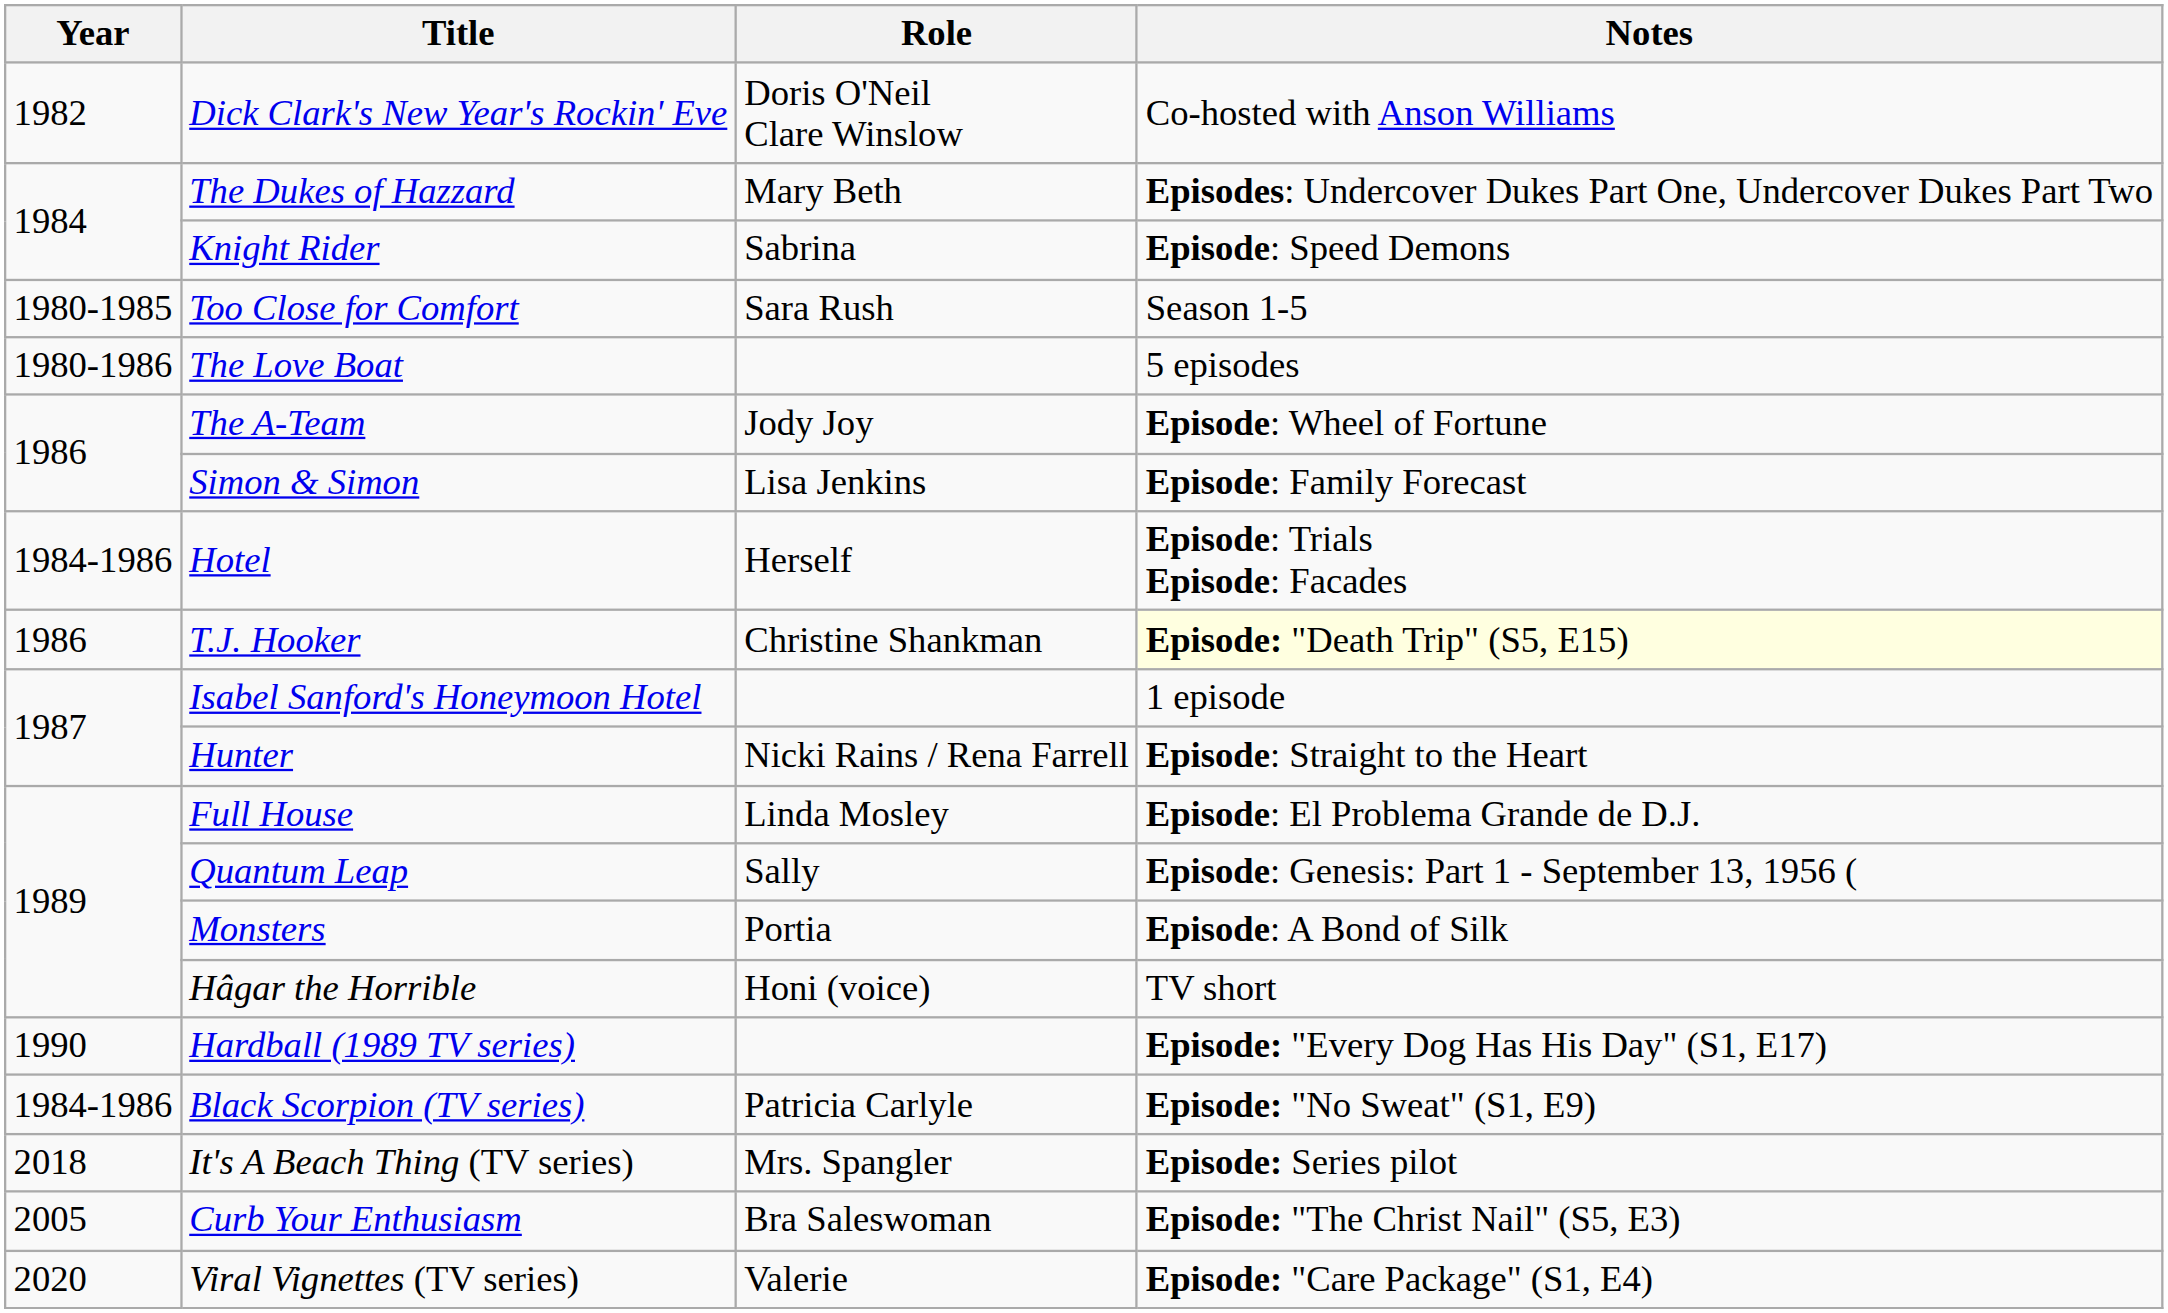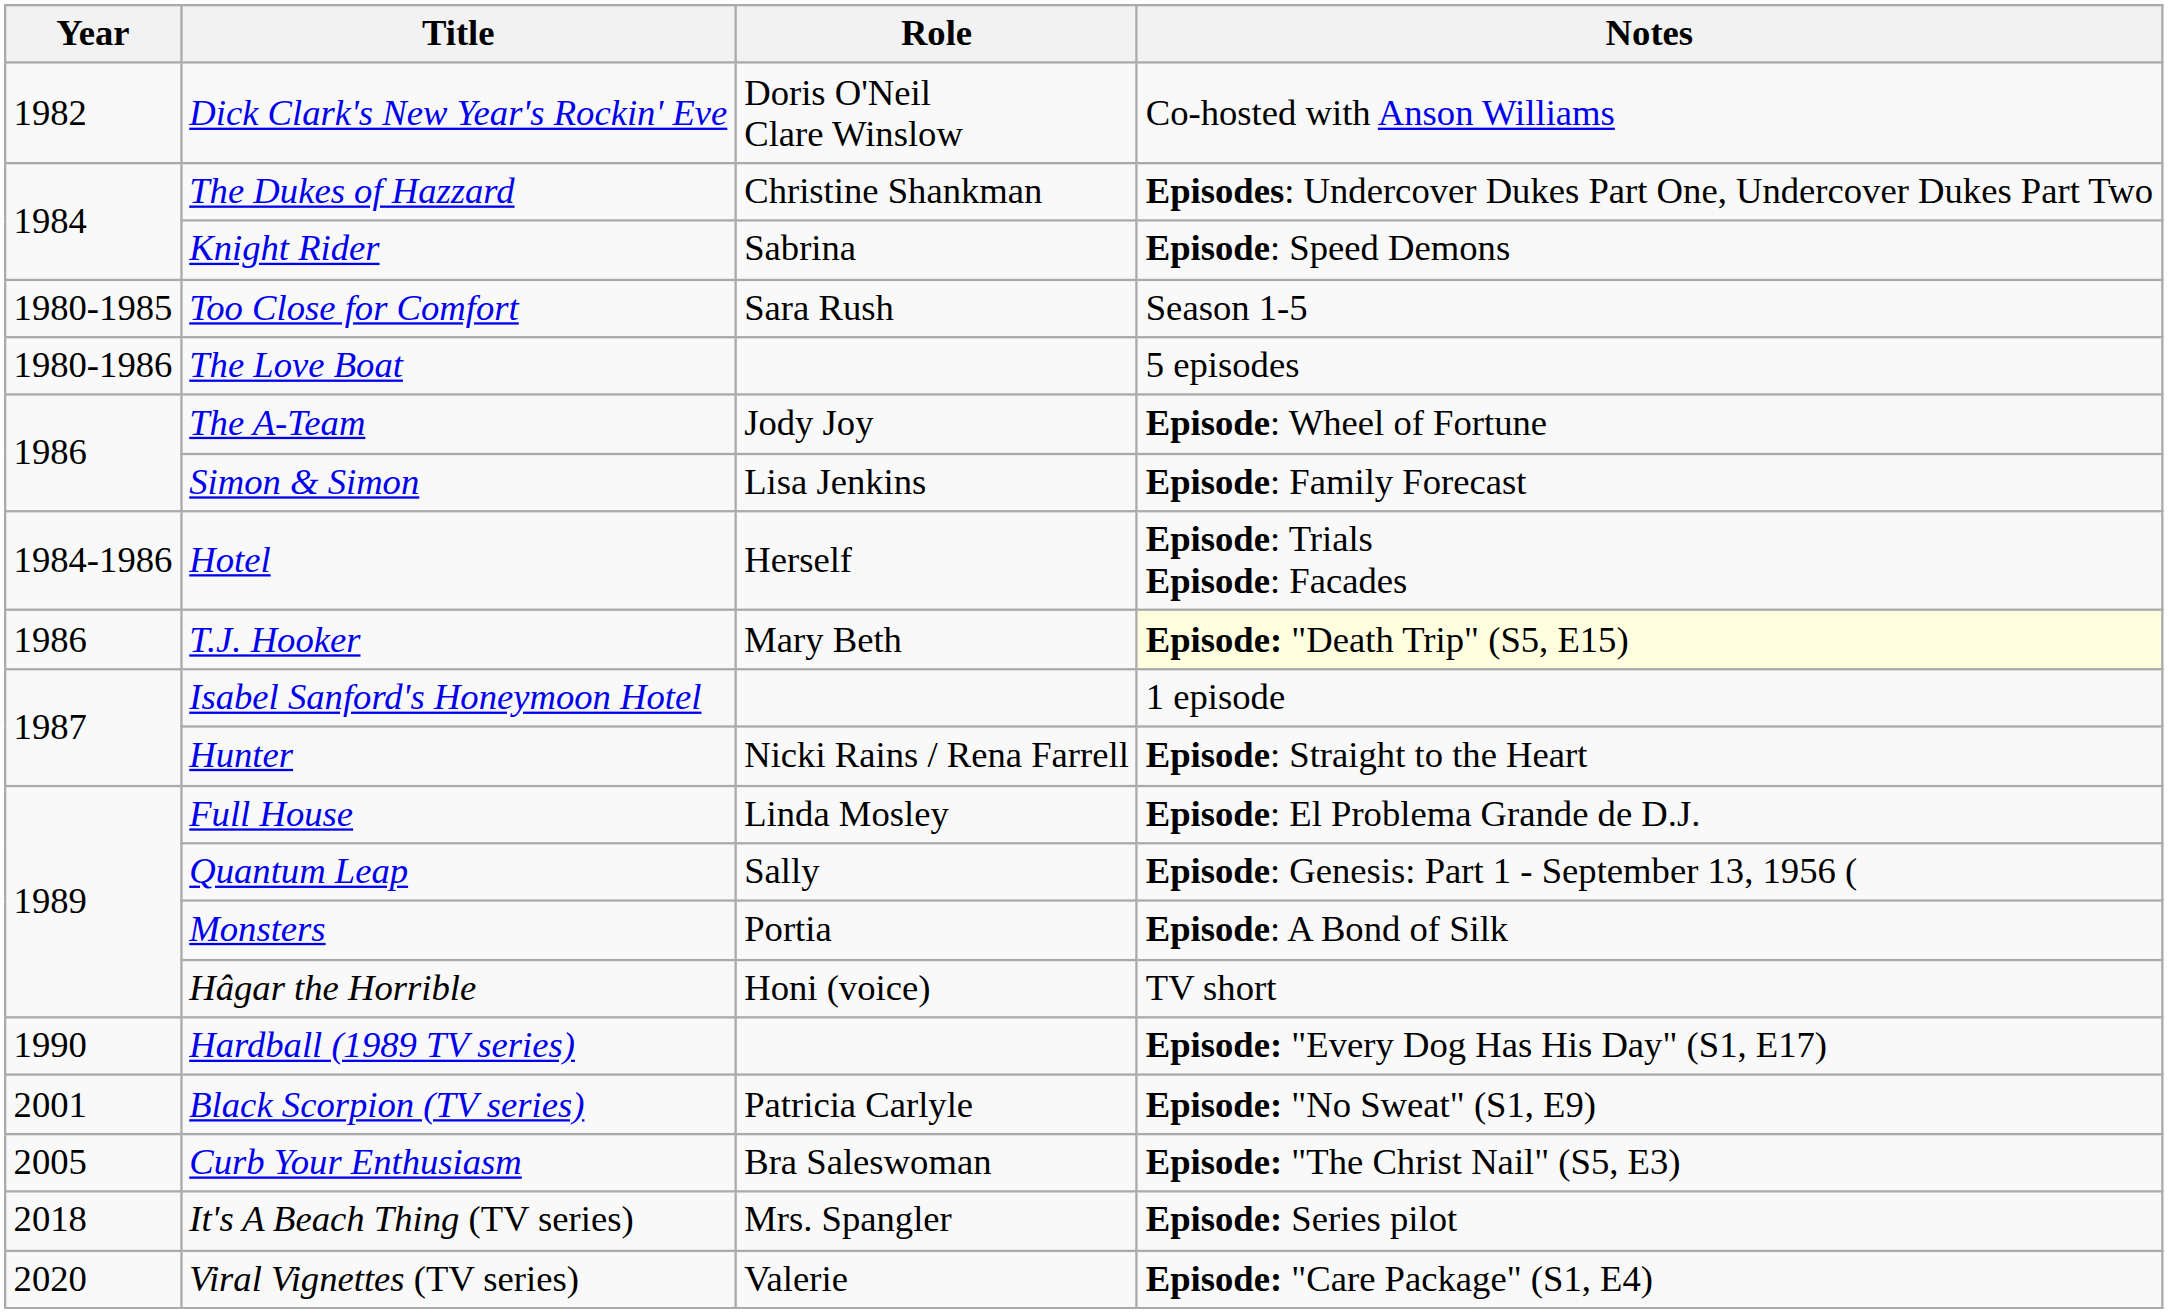(823, 190) Mary Beth -> (893, 190) Christine Shankman
(893, 638) Christine Shankman -> (823, 638) Mary Beth
(93, 1103) 1984-1986 -> (50, 1103) 2001
rows swapped: (356, 1220) <-> (411, 1161)
